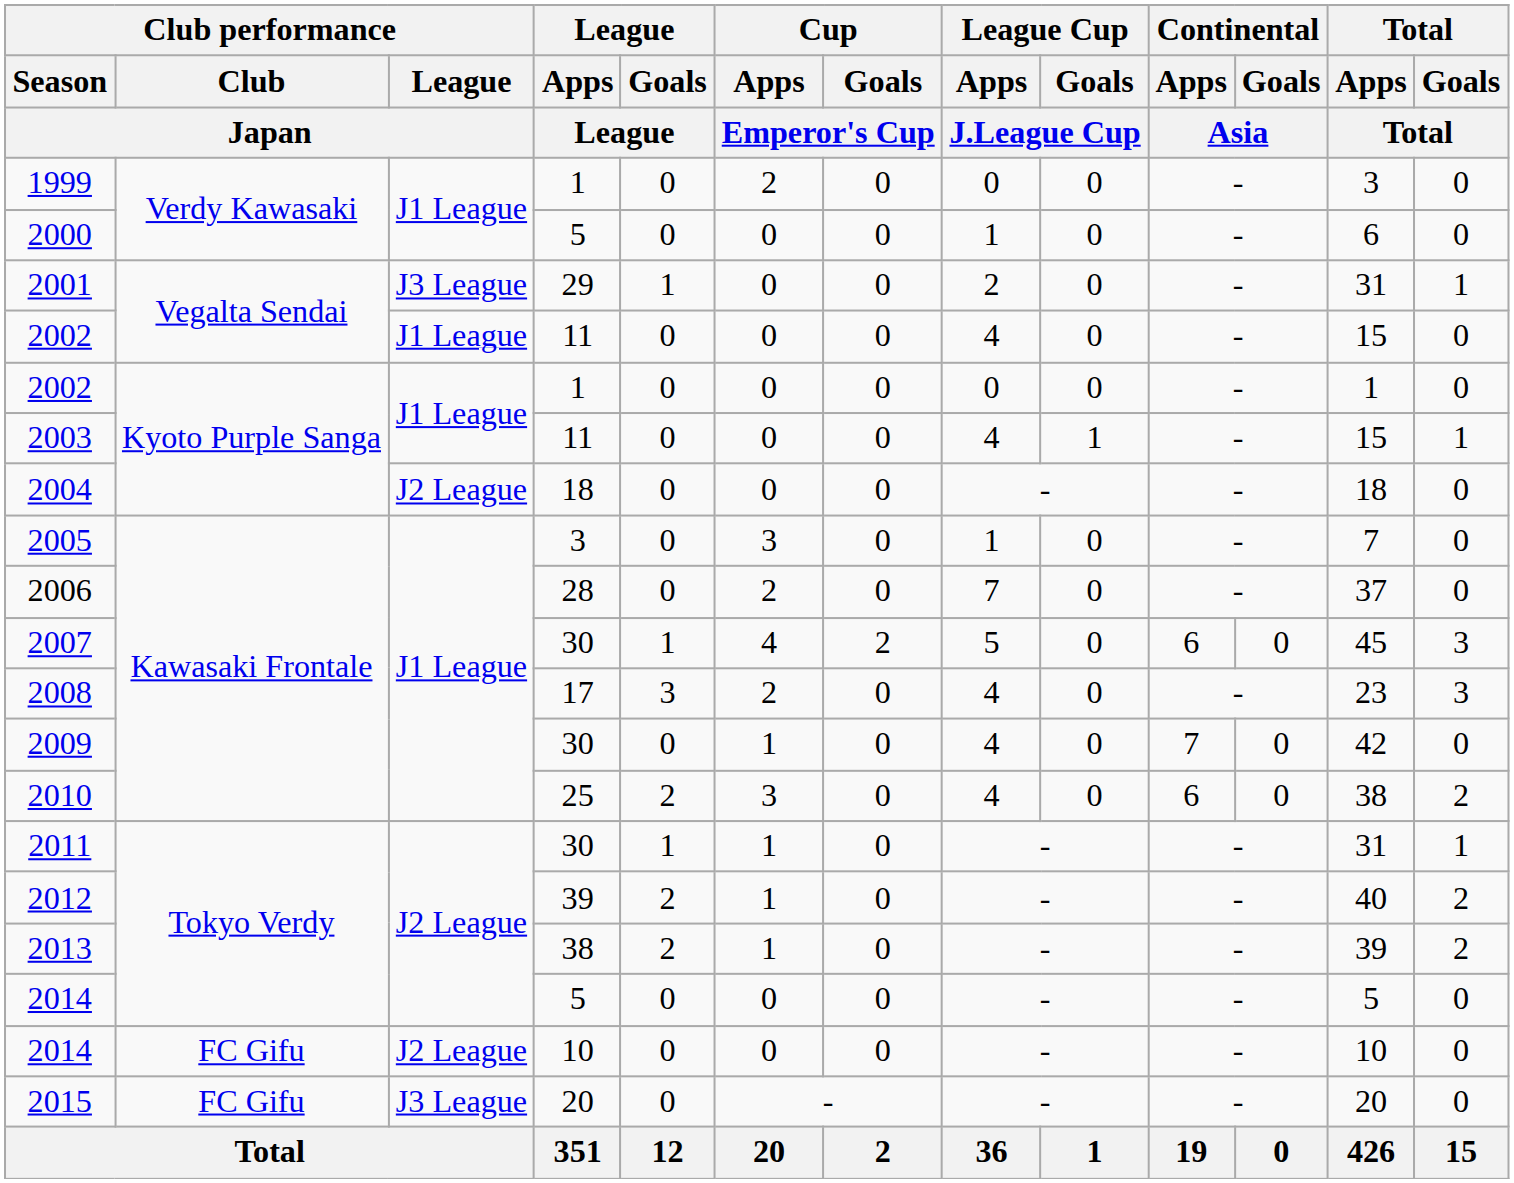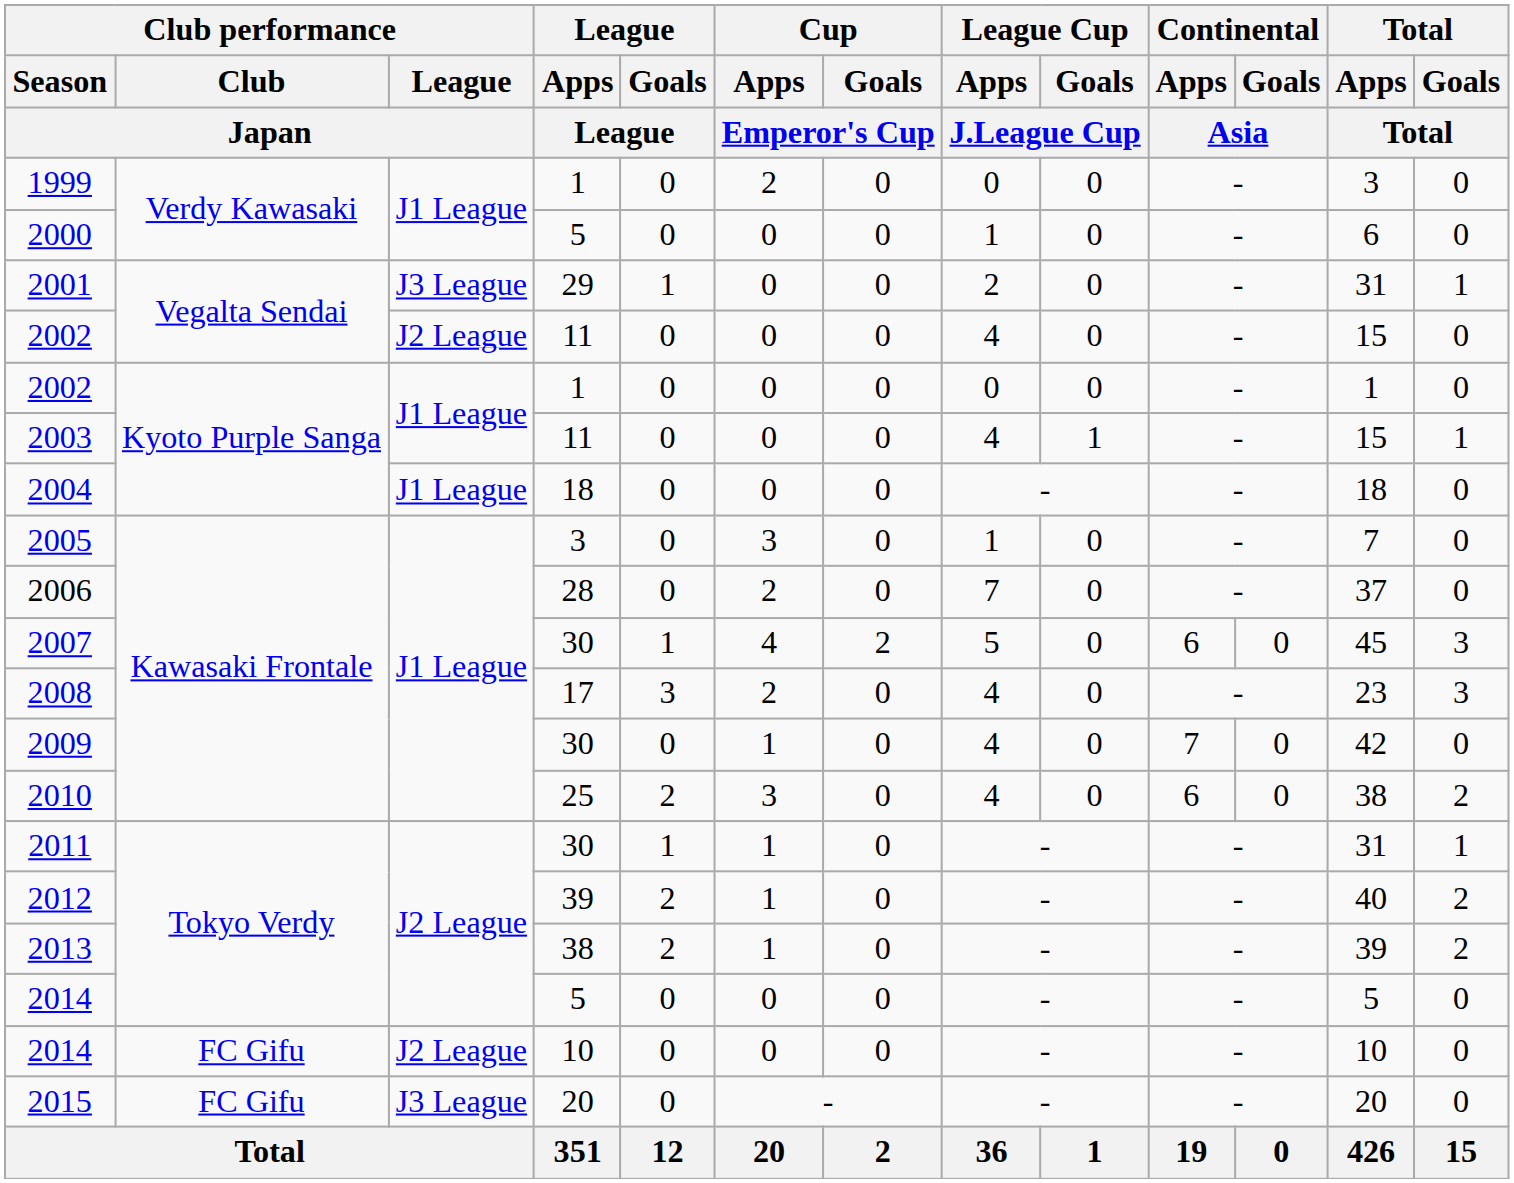(461, 336) J1 League -> (461, 336) J2 League
(461, 489) J2 League -> (461, 489) J1 League
